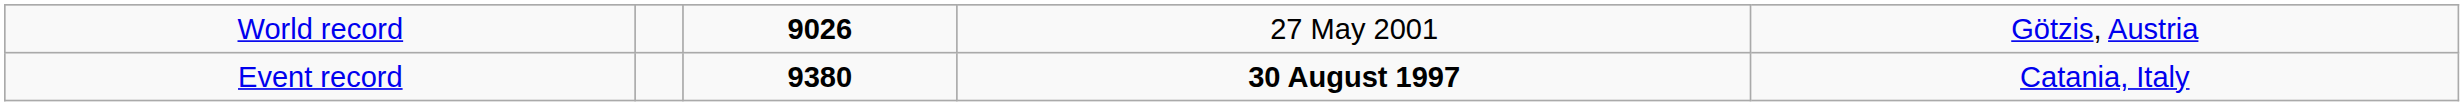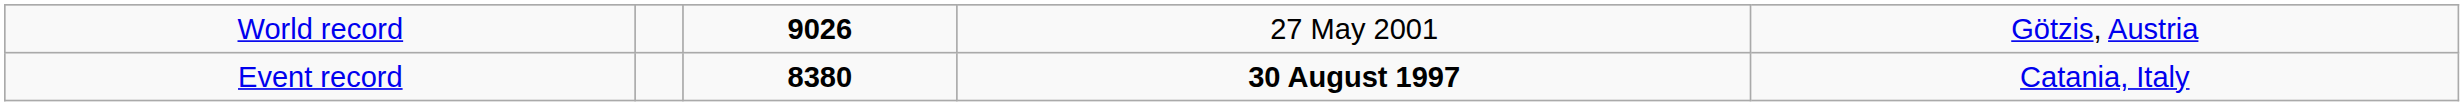(820, 75) 9380 -> (820, 75) 8380
